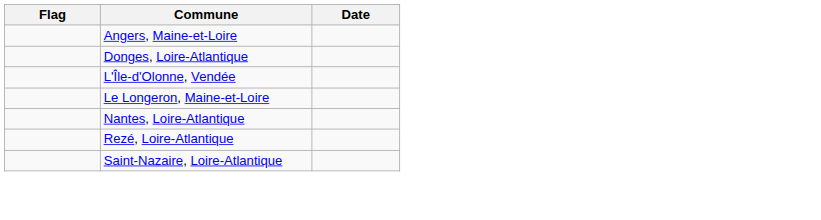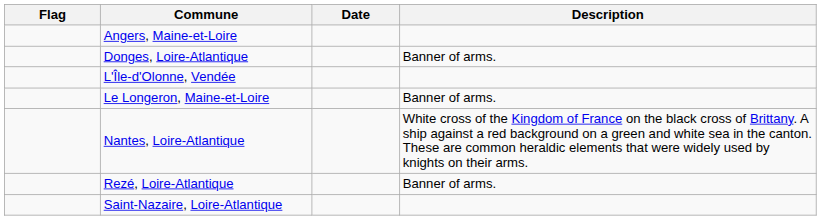+ column: (608, 14)
